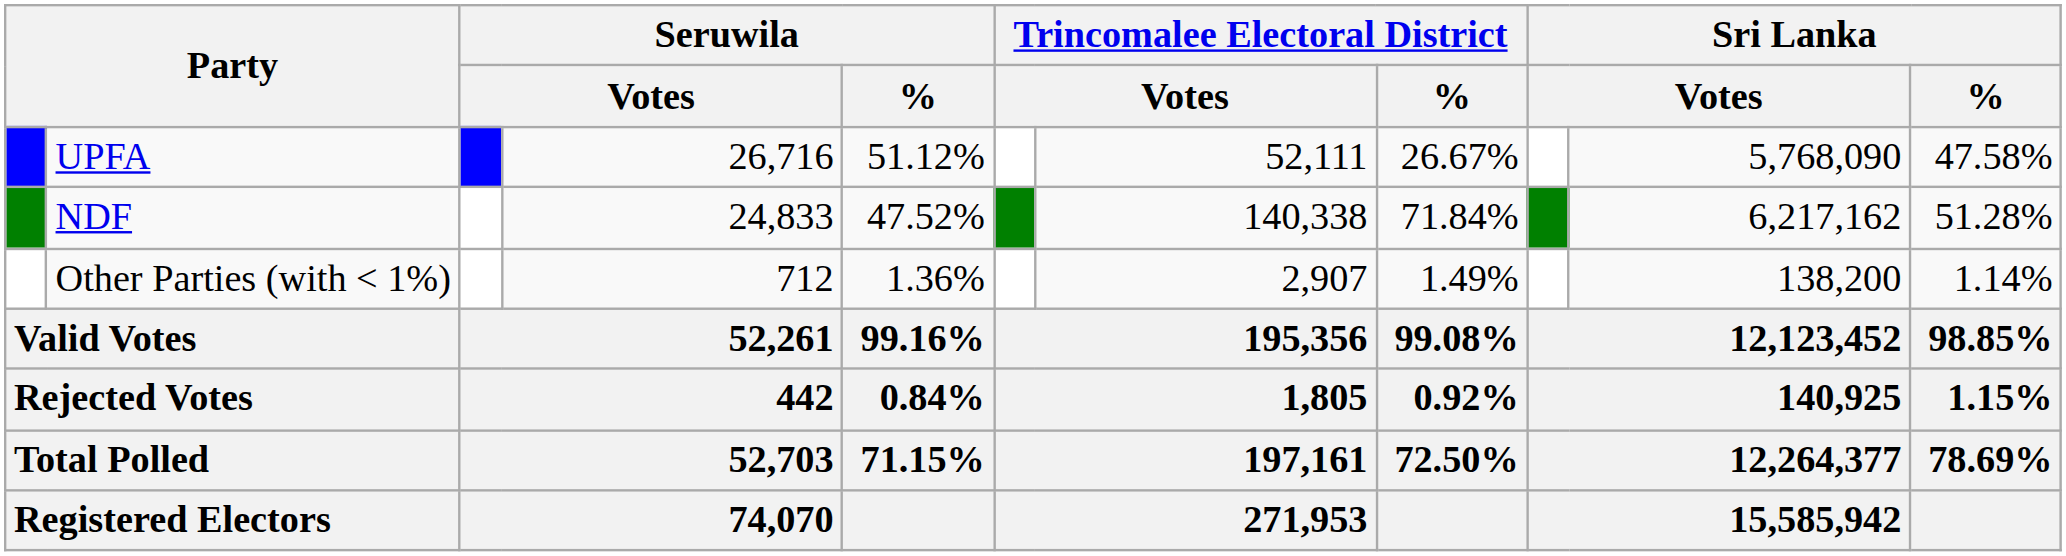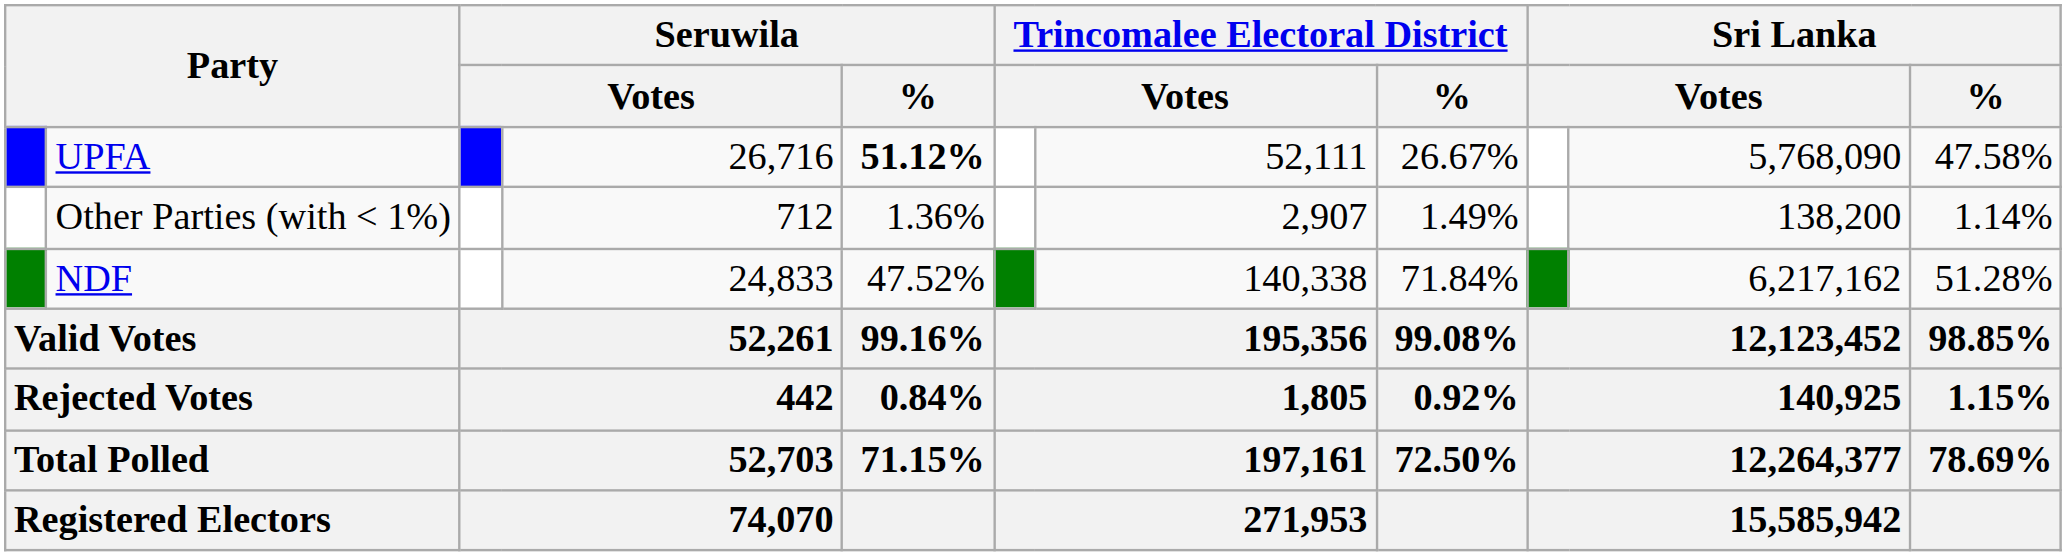(926, 156) normal -> (923, 156) bold
rows swapped: (94, 216) <-> (253, 277)
